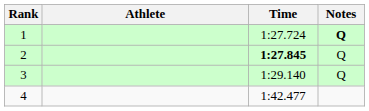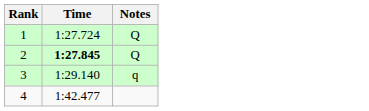- column: (145, 14)
(341, 34) bold -> (135, 34) normal
(341, 75) Q -> (135, 75) q
